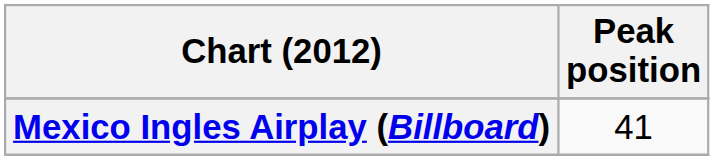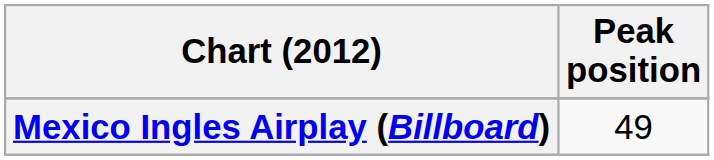(634, 126) 41 -> (634, 126) 49
